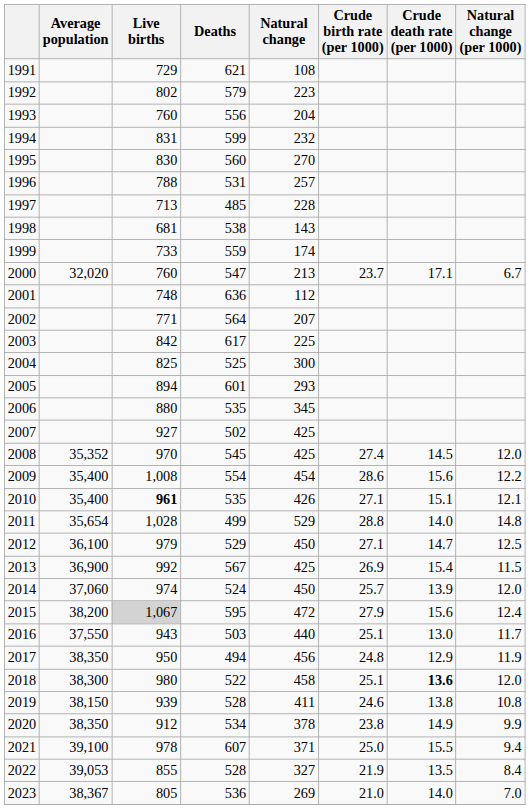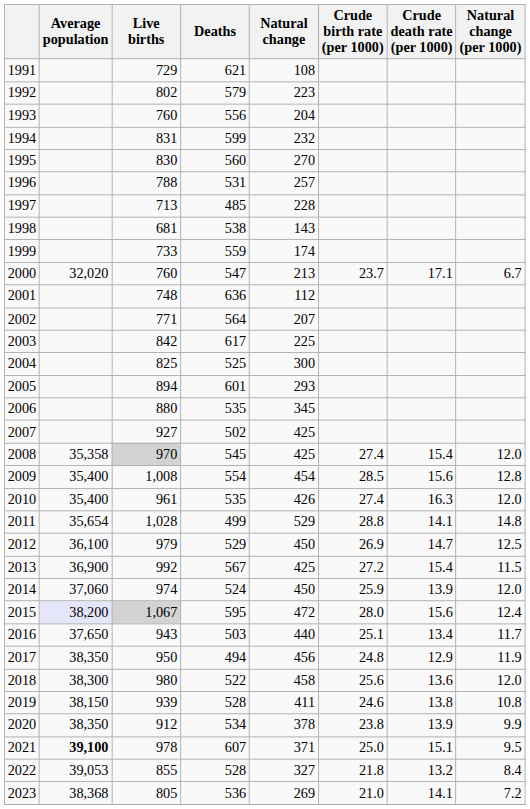(89, 454) 35,352 -> (89, 454) 35,358
(167, 454) no background -> (167, 454) lightgrey background
(440, 454) 14.5 -> (440, 454) 15.4
(371, 476) 28.6 -> (371, 476) 28.5
(509, 476) 12.2 -> (509, 476) 12.8
(167, 499) bold -> (167, 499) normal
(371, 499) 27.1 -> (371, 499) 27.4
(440, 499) 15.1 -> (440, 499) 16.3
(509, 499) 12.1 -> (509, 499) 12.0
(440, 522) 14.0 -> (440, 522) 14.1
(371, 544) 27.1 -> (371, 544) 26.9
(371, 567) 26.9 -> (371, 567) 27.2
(371, 589) 25.7 -> (371, 589) 25.9
(89, 612) no background -> (89, 612) lavender background
(371, 612) 27.9 -> (371, 612) 28.0
(89, 635) 37,550 -> (89, 635) 37,650
(440, 635) 13.0 -> (440, 635) 13.4
(371, 680) 25.1 -> (371, 680) 25.6
(440, 680) bold -> (440, 680) normal
(440, 725) 14.9 -> (440, 725) 13.9
(89, 747) normal -> (89, 747) bold
(440, 747) 15.5 -> (440, 747) 15.1
(513, 747) 9.4 -> (513, 747) 9.5
(371, 770) 21.9 -> (371, 770) 21.8
(440, 770) 13.5 -> (440, 770) 13.2
(89, 793) 38,367 -> (89, 793) 38,368
(440, 793) 14.0 -> (440, 793) 14.1
(513, 793) 7.0 -> (513, 793) 7.2
